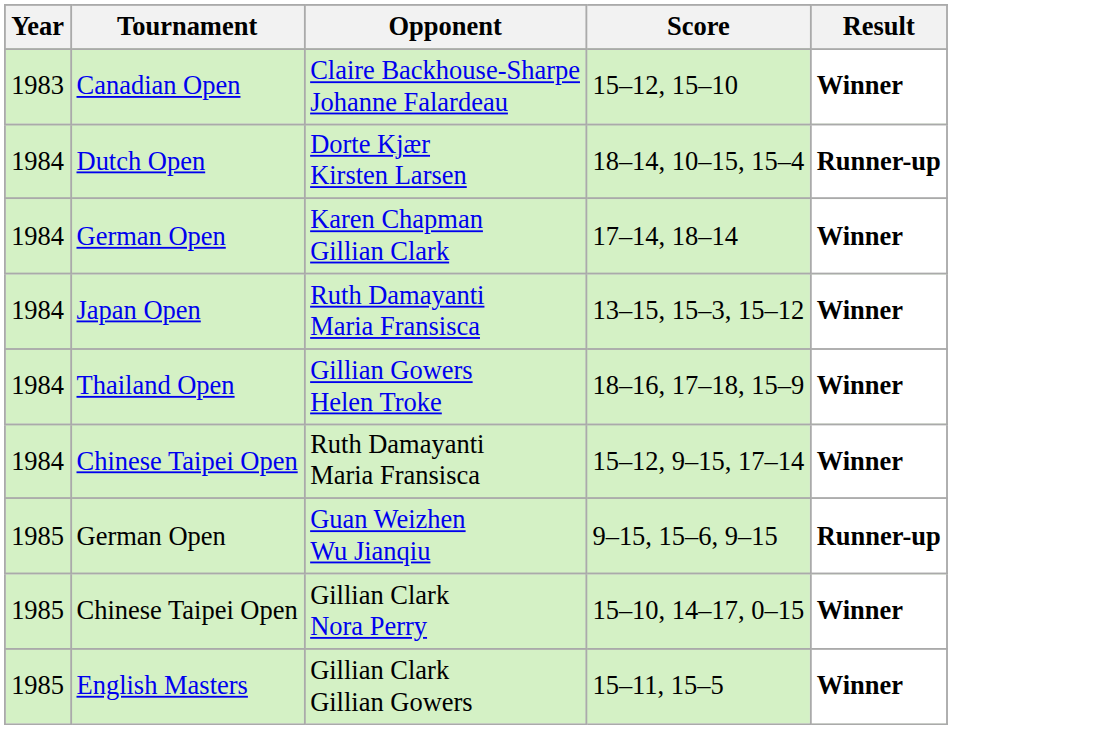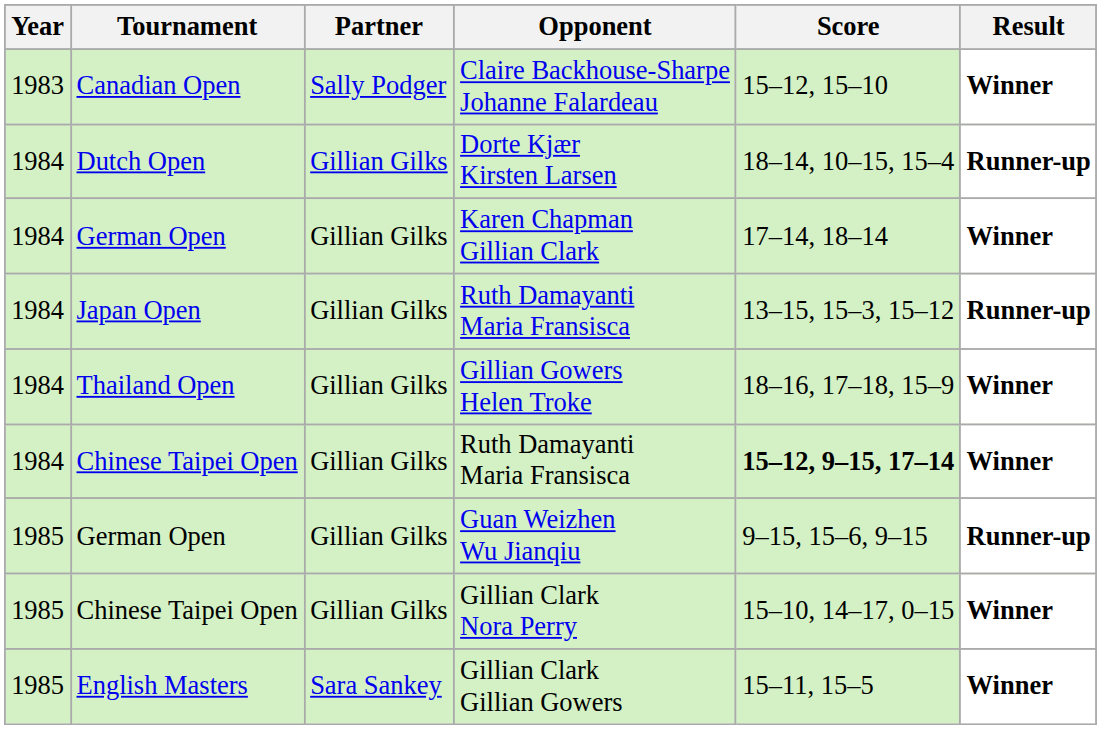+ column: (379, 26)
(860, 311) Winner -> (1029, 311) Runner-up
(698, 460) normal -> (848, 460) bold
